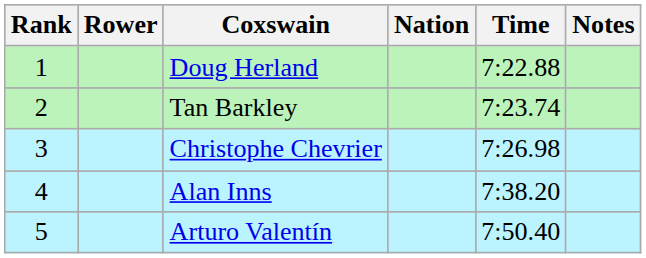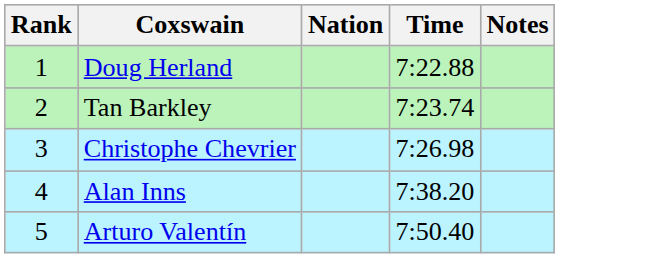- column: (121, 25)
